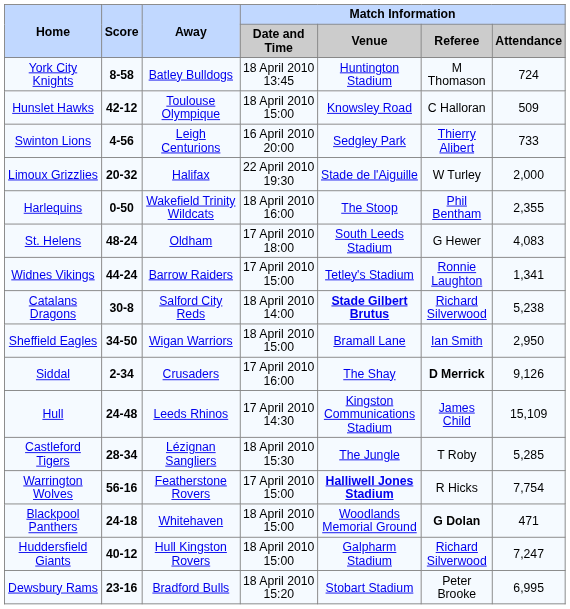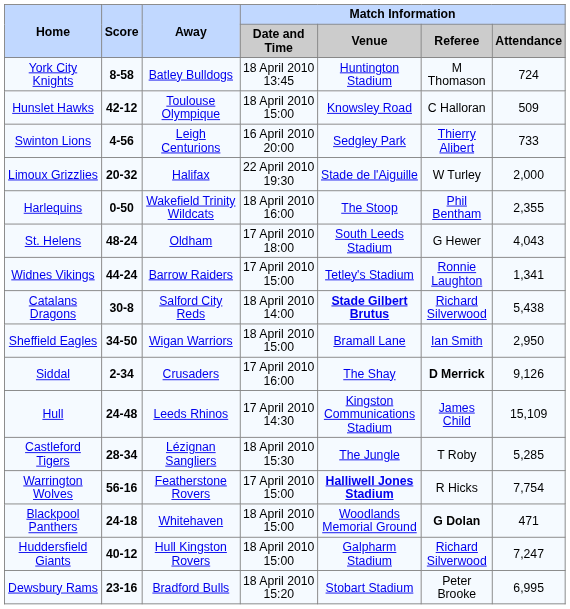(529, 241) 4,083 -> (529, 241) 4,043
(529, 307) 5,238 -> (529, 307) 5,438
